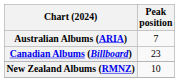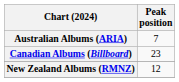(156, 69) 10 -> (156, 69) 12
